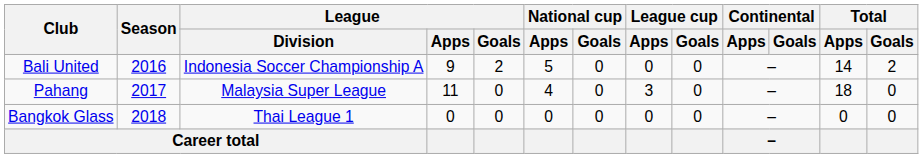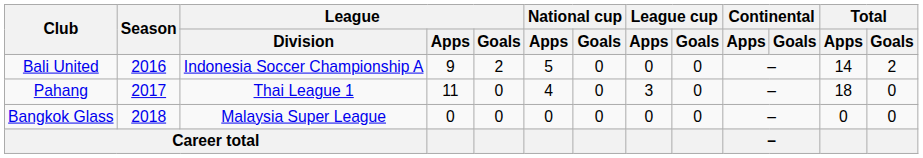(304, 91) Malaysia Super League -> (304, 91) Thai League 1
(304, 116) Thai League 1 -> (304, 116) Malaysia Super League
